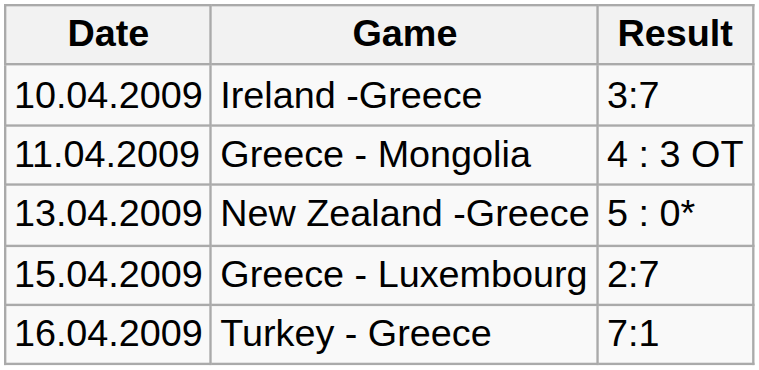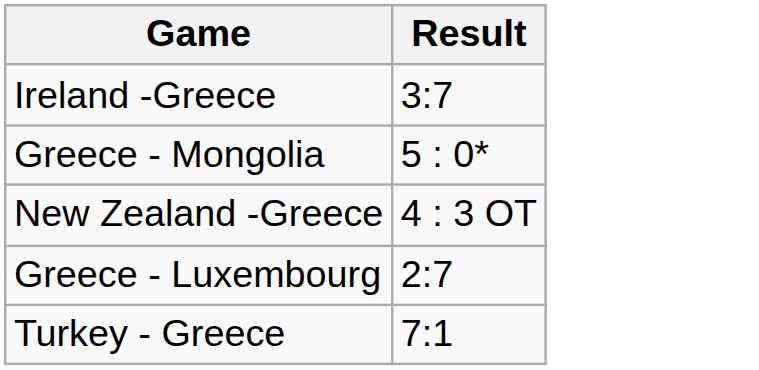- column: (108, 34)
(675, 154) 4 : 3 OT -> (445, 154) 5 : 0*
(651, 214) 5 : 0* -> (469, 214) 4 : 3 OT
